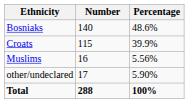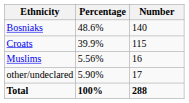columns swapped: (103, 12) <-> (157, 12)
